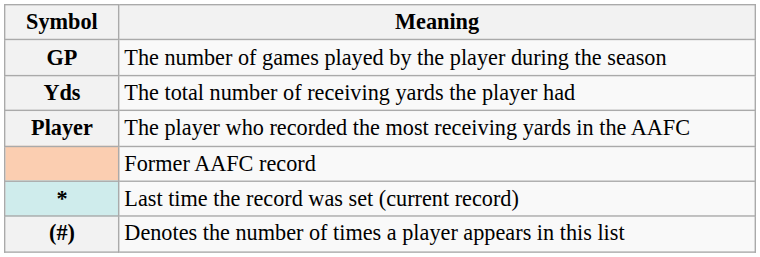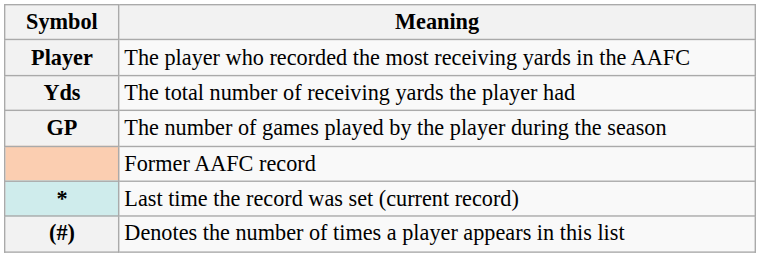rows swapped: (62, 127) <-> (62, 57)
